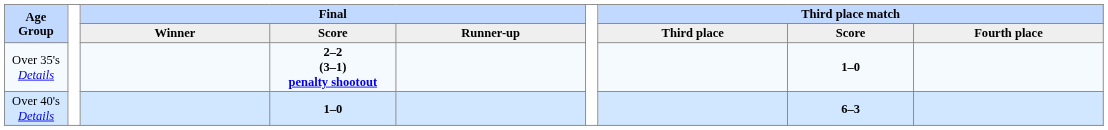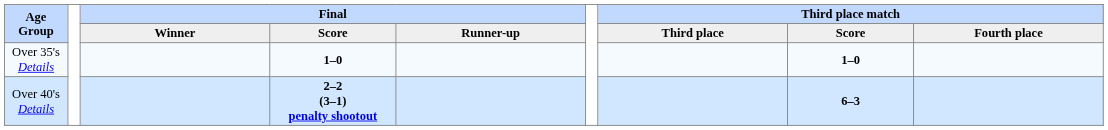(333, 67) 2–2 (3–1) penalty shootout -> (333, 59) 1–0
(333, 108) 1–0 -> (333, 101) 2–2 (3–1) penalty shootout
